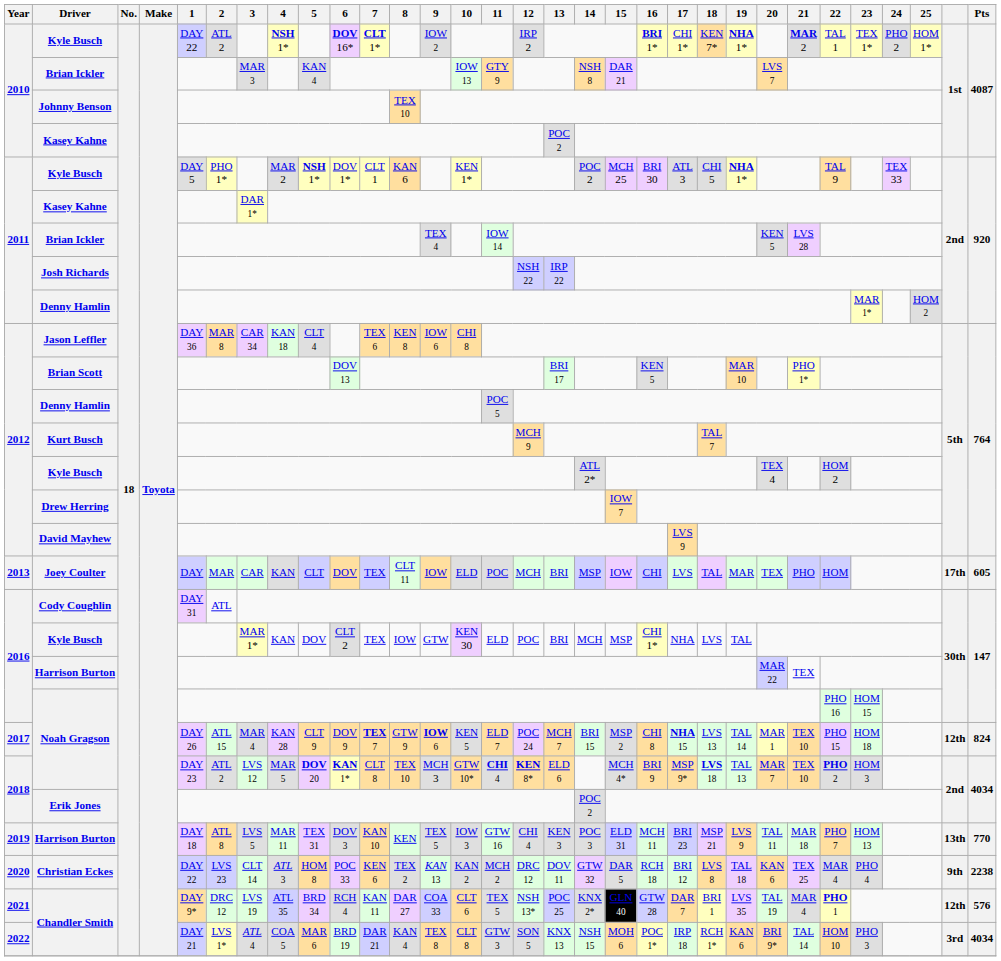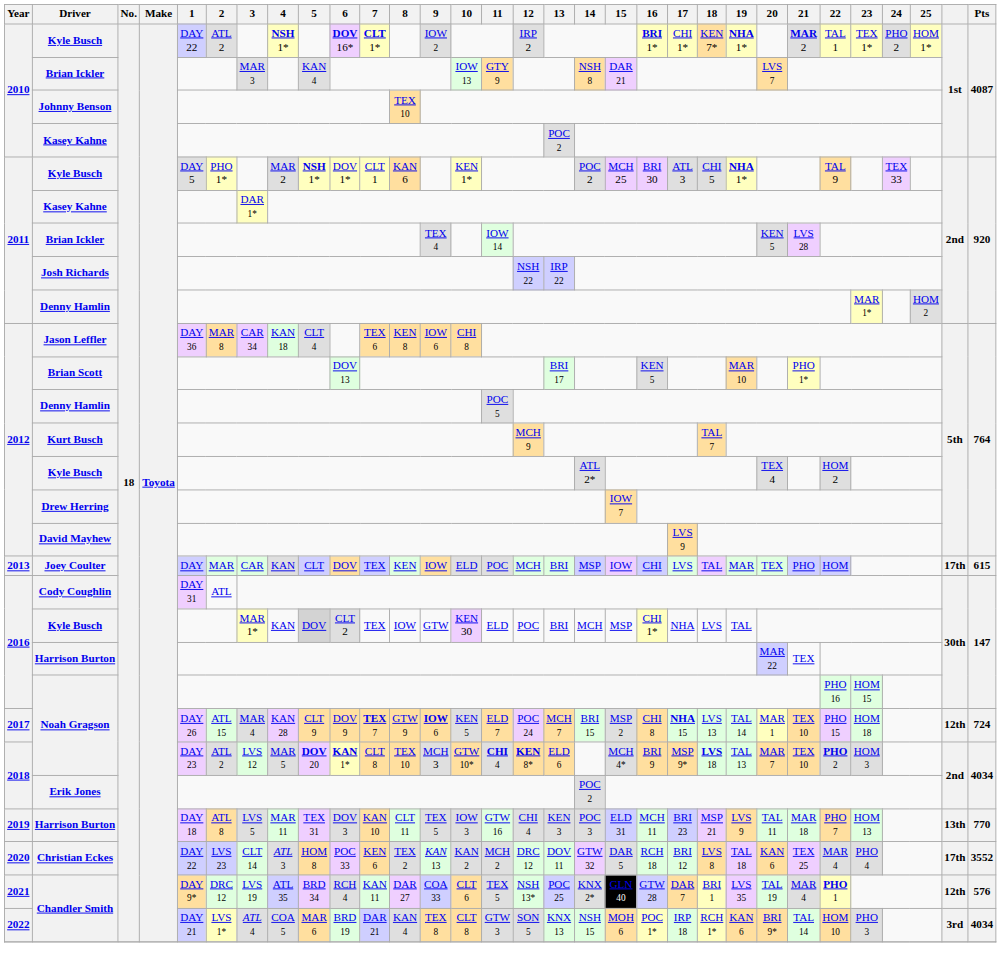(405, 572) CLT 11 -> (405, 565) KEN
(982, 572) 605 -> (982, 565) 615
(314, 639) no background -> (314, 625) lightgrey background
(982, 739) 824 -> (982, 725) 724
(405, 839) KEN -> (405, 824) CLT 11
(955, 872) 9th -> (955, 858) 17th
(982, 872) 2238 -> (982, 858) 3552
